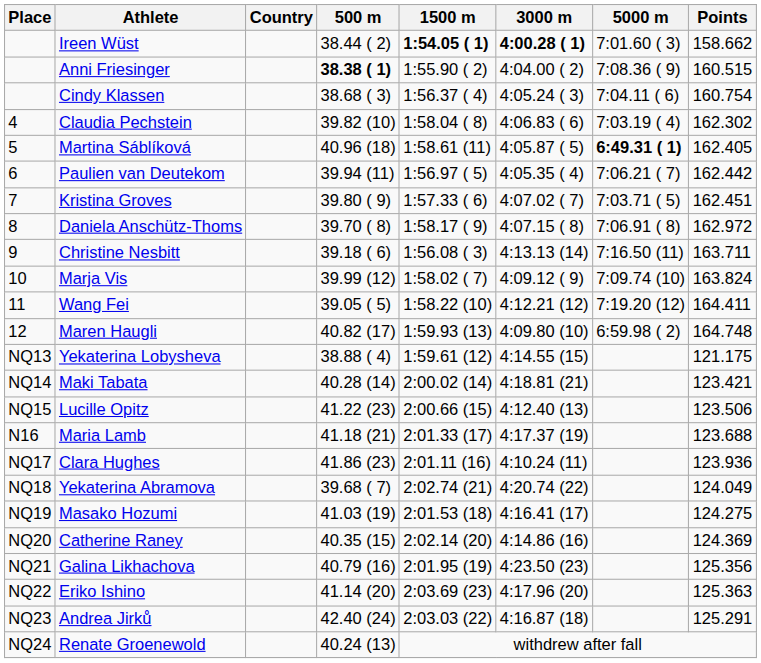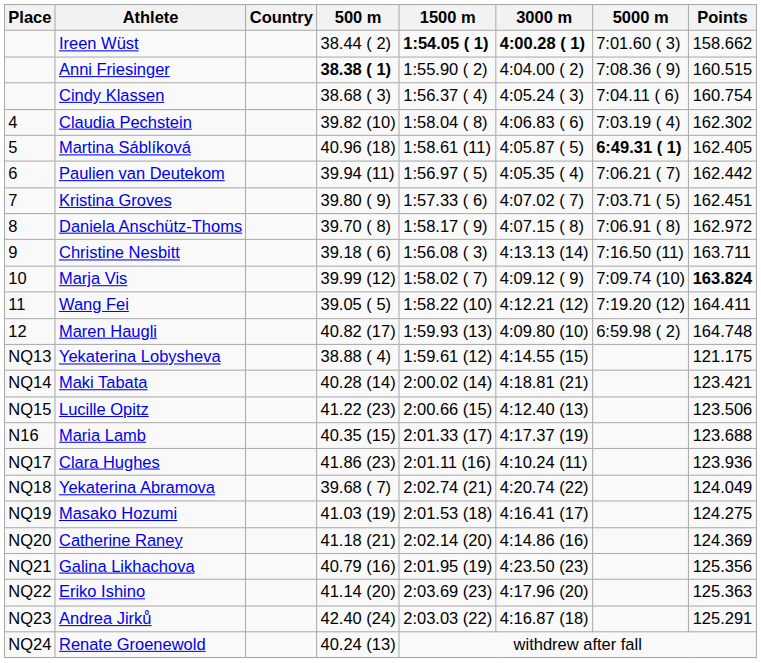(722, 278) normal -> (722, 278) bold
(358, 435) 41.18 (21) -> (358, 435) 40.35 (15)
(358, 540) 40.35 (15) -> (358, 540) 41.18 (21)
